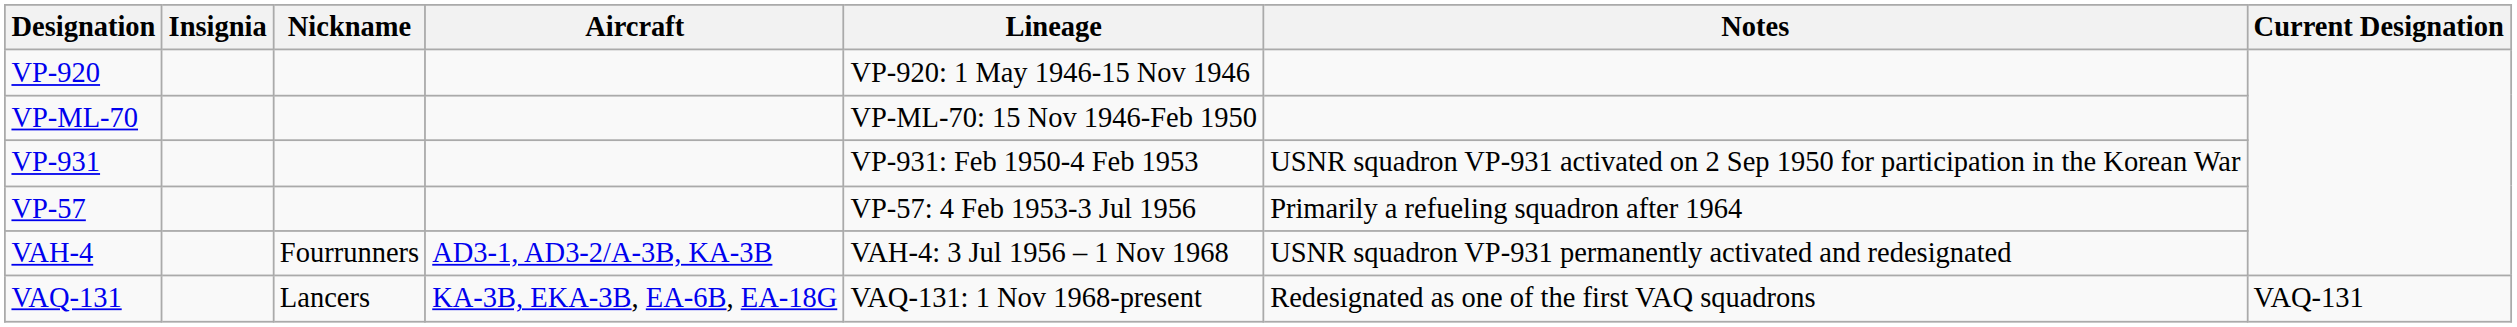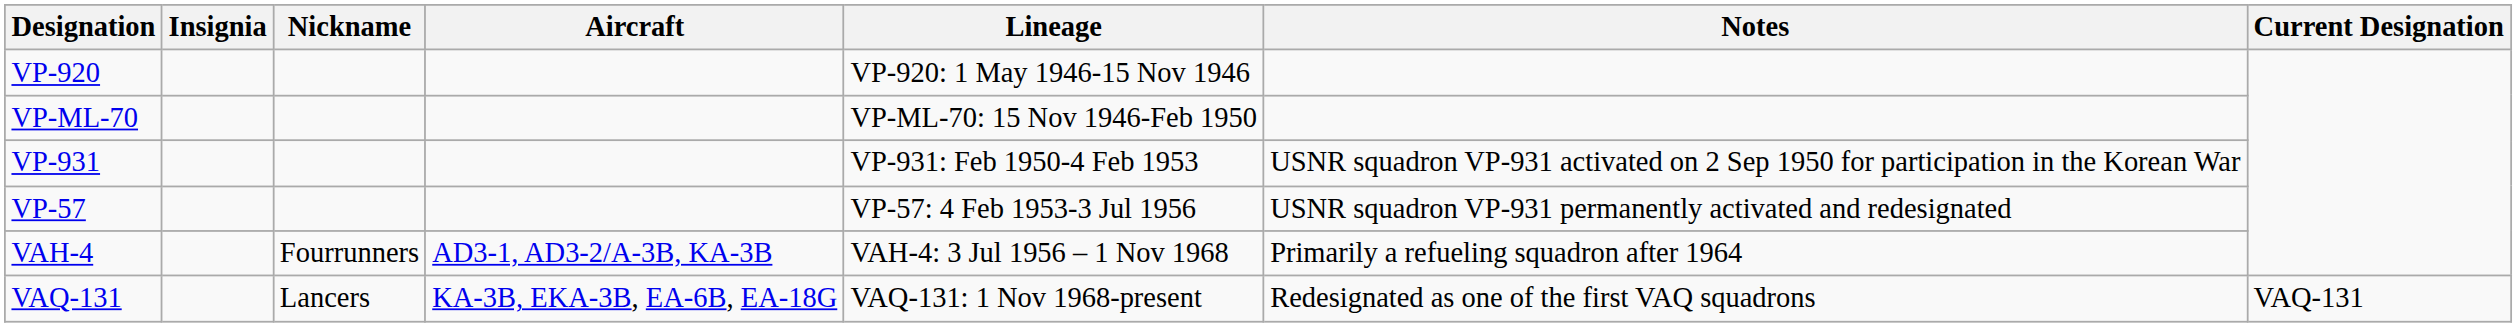(1506, 207) Primarily a refueling squadron after 1964 -> (1641, 207) USNR squadron VP-931 permanently activated and redesignated
(1641, 252) USNR squadron VP-931 permanently activated and redesignated -> (1506, 252) Primarily a refueling squadron after 1964
